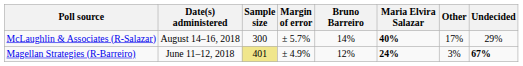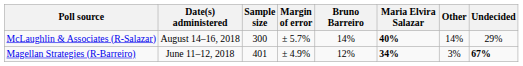(454, 38) 17% -> (454, 38) 14%
(260, 54) khaki background -> (260, 54) no background
(389, 54) 24% -> (389, 54) 34%
